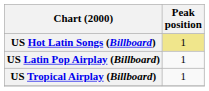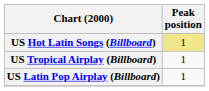rows swapped: (83, 59) <-> (83, 77)
